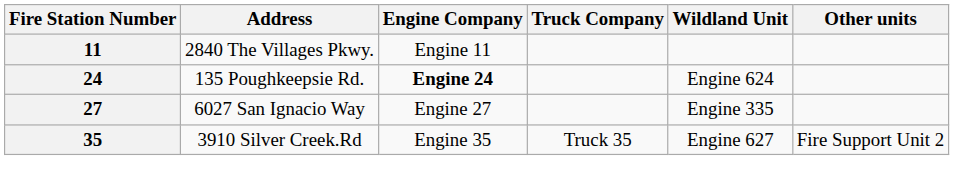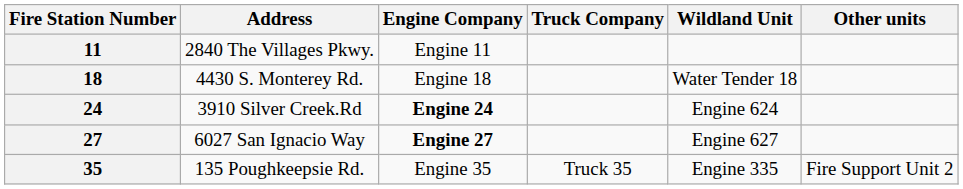+ row: (93, 79)
(280, 79) 135 Poughkeepsie Rd. -> (280, 109) 3910 Silver Creek.Rd
(453, 109) normal -> (453, 139) bold
(730, 109) Engine 335 -> (735, 139) Engine 627
(280, 139) 3910 Silver Creek.Rd -> (280, 169) 135 Poughkeepsie Rd.
(730, 139) Engine 627 -> (735, 169) Engine 335
